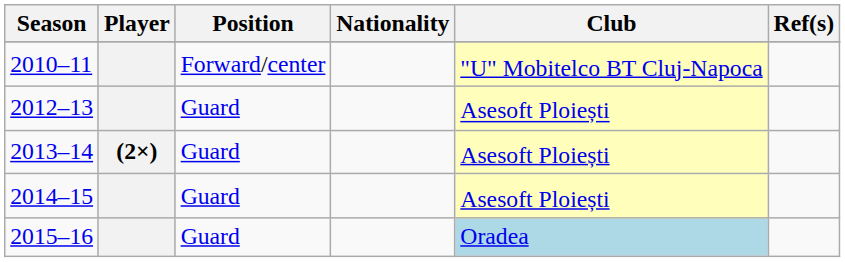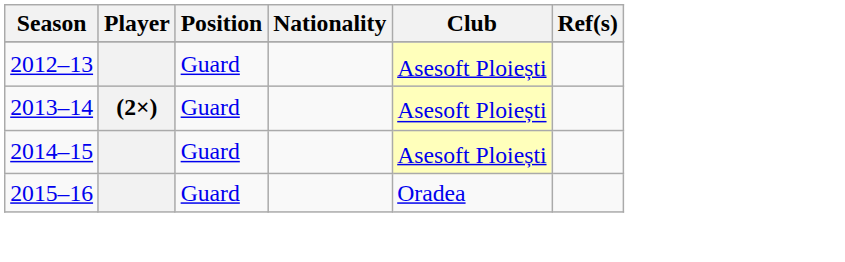- row: (51, 64)
(494, 236) lightblue background -> (431, 192) no background
